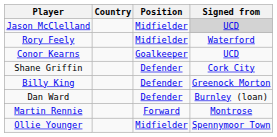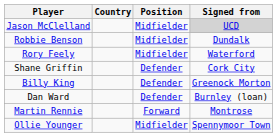+ row: (48, 40)
- row: (48, 54)
